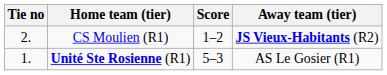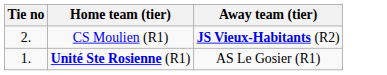- column: (213, 15)
